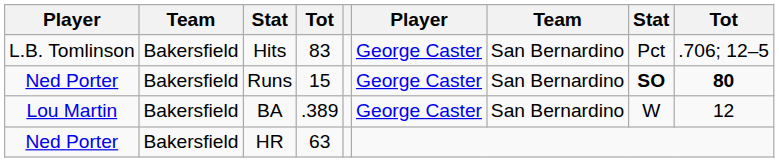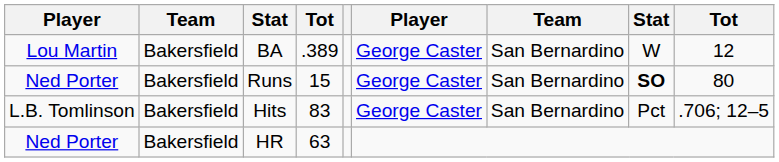rows swapped: (270, 111) <-> (270, 50)
(724, 80) bold -> (724, 80) normal
